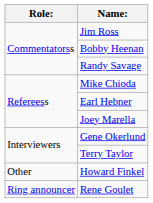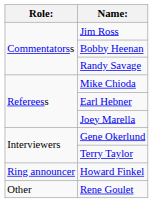(19, 171) Other -> (41, 171) Ring announcer
(41, 189) Ring announcer -> (19, 189) Other
